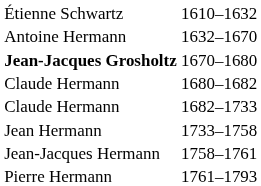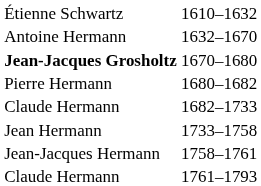(62, 83) Claude Hermann -> (58, 83) Pierre Hermann
(58, 176) Pierre Hermann -> (62, 176) Claude Hermann
